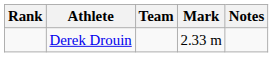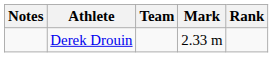columns swapped: (25, 16) <-> (246, 16)
